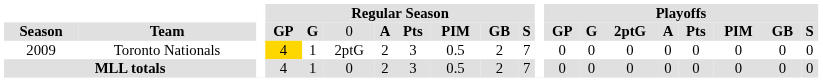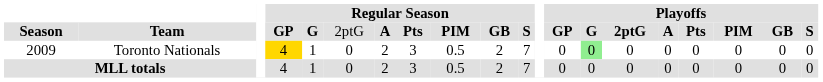(349, 31) 0 -> (349, 31) 2ptG
(349, 50) 2ptG -> (349, 50) 0
(591, 50) no background -> (591, 50) lightgreen background
